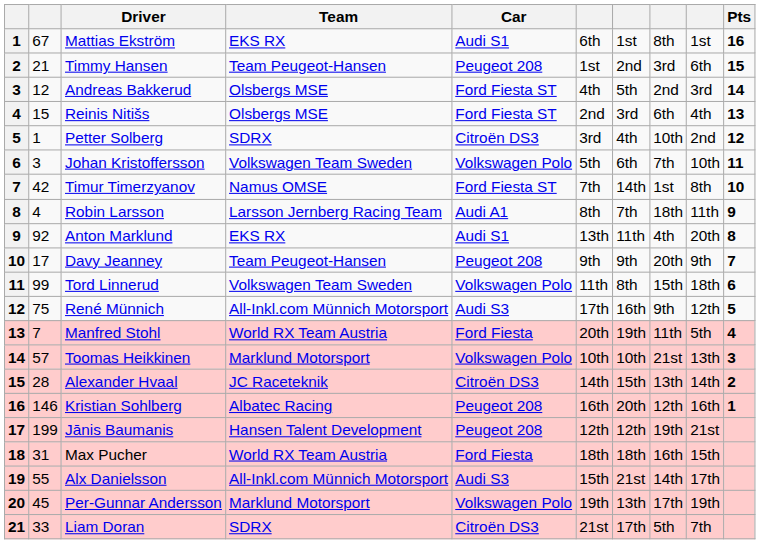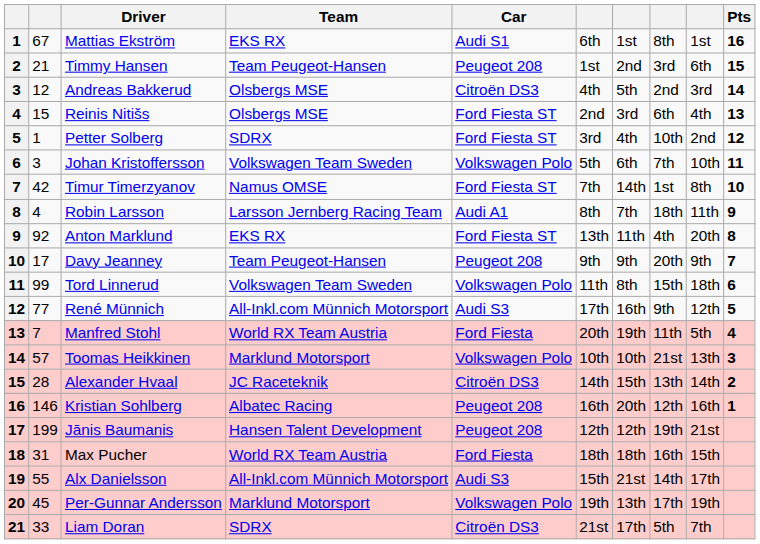(506, 90) Ford Fiesta ST -> (497, 90) Citroën DS3
(497, 138) Citroën DS3 -> (506, 138) Ford Fiesta ST
(482, 236) Audi S1 -> (506, 236) Ford Fiesta ST
(41, 308) 75 -> (41, 308) 77
